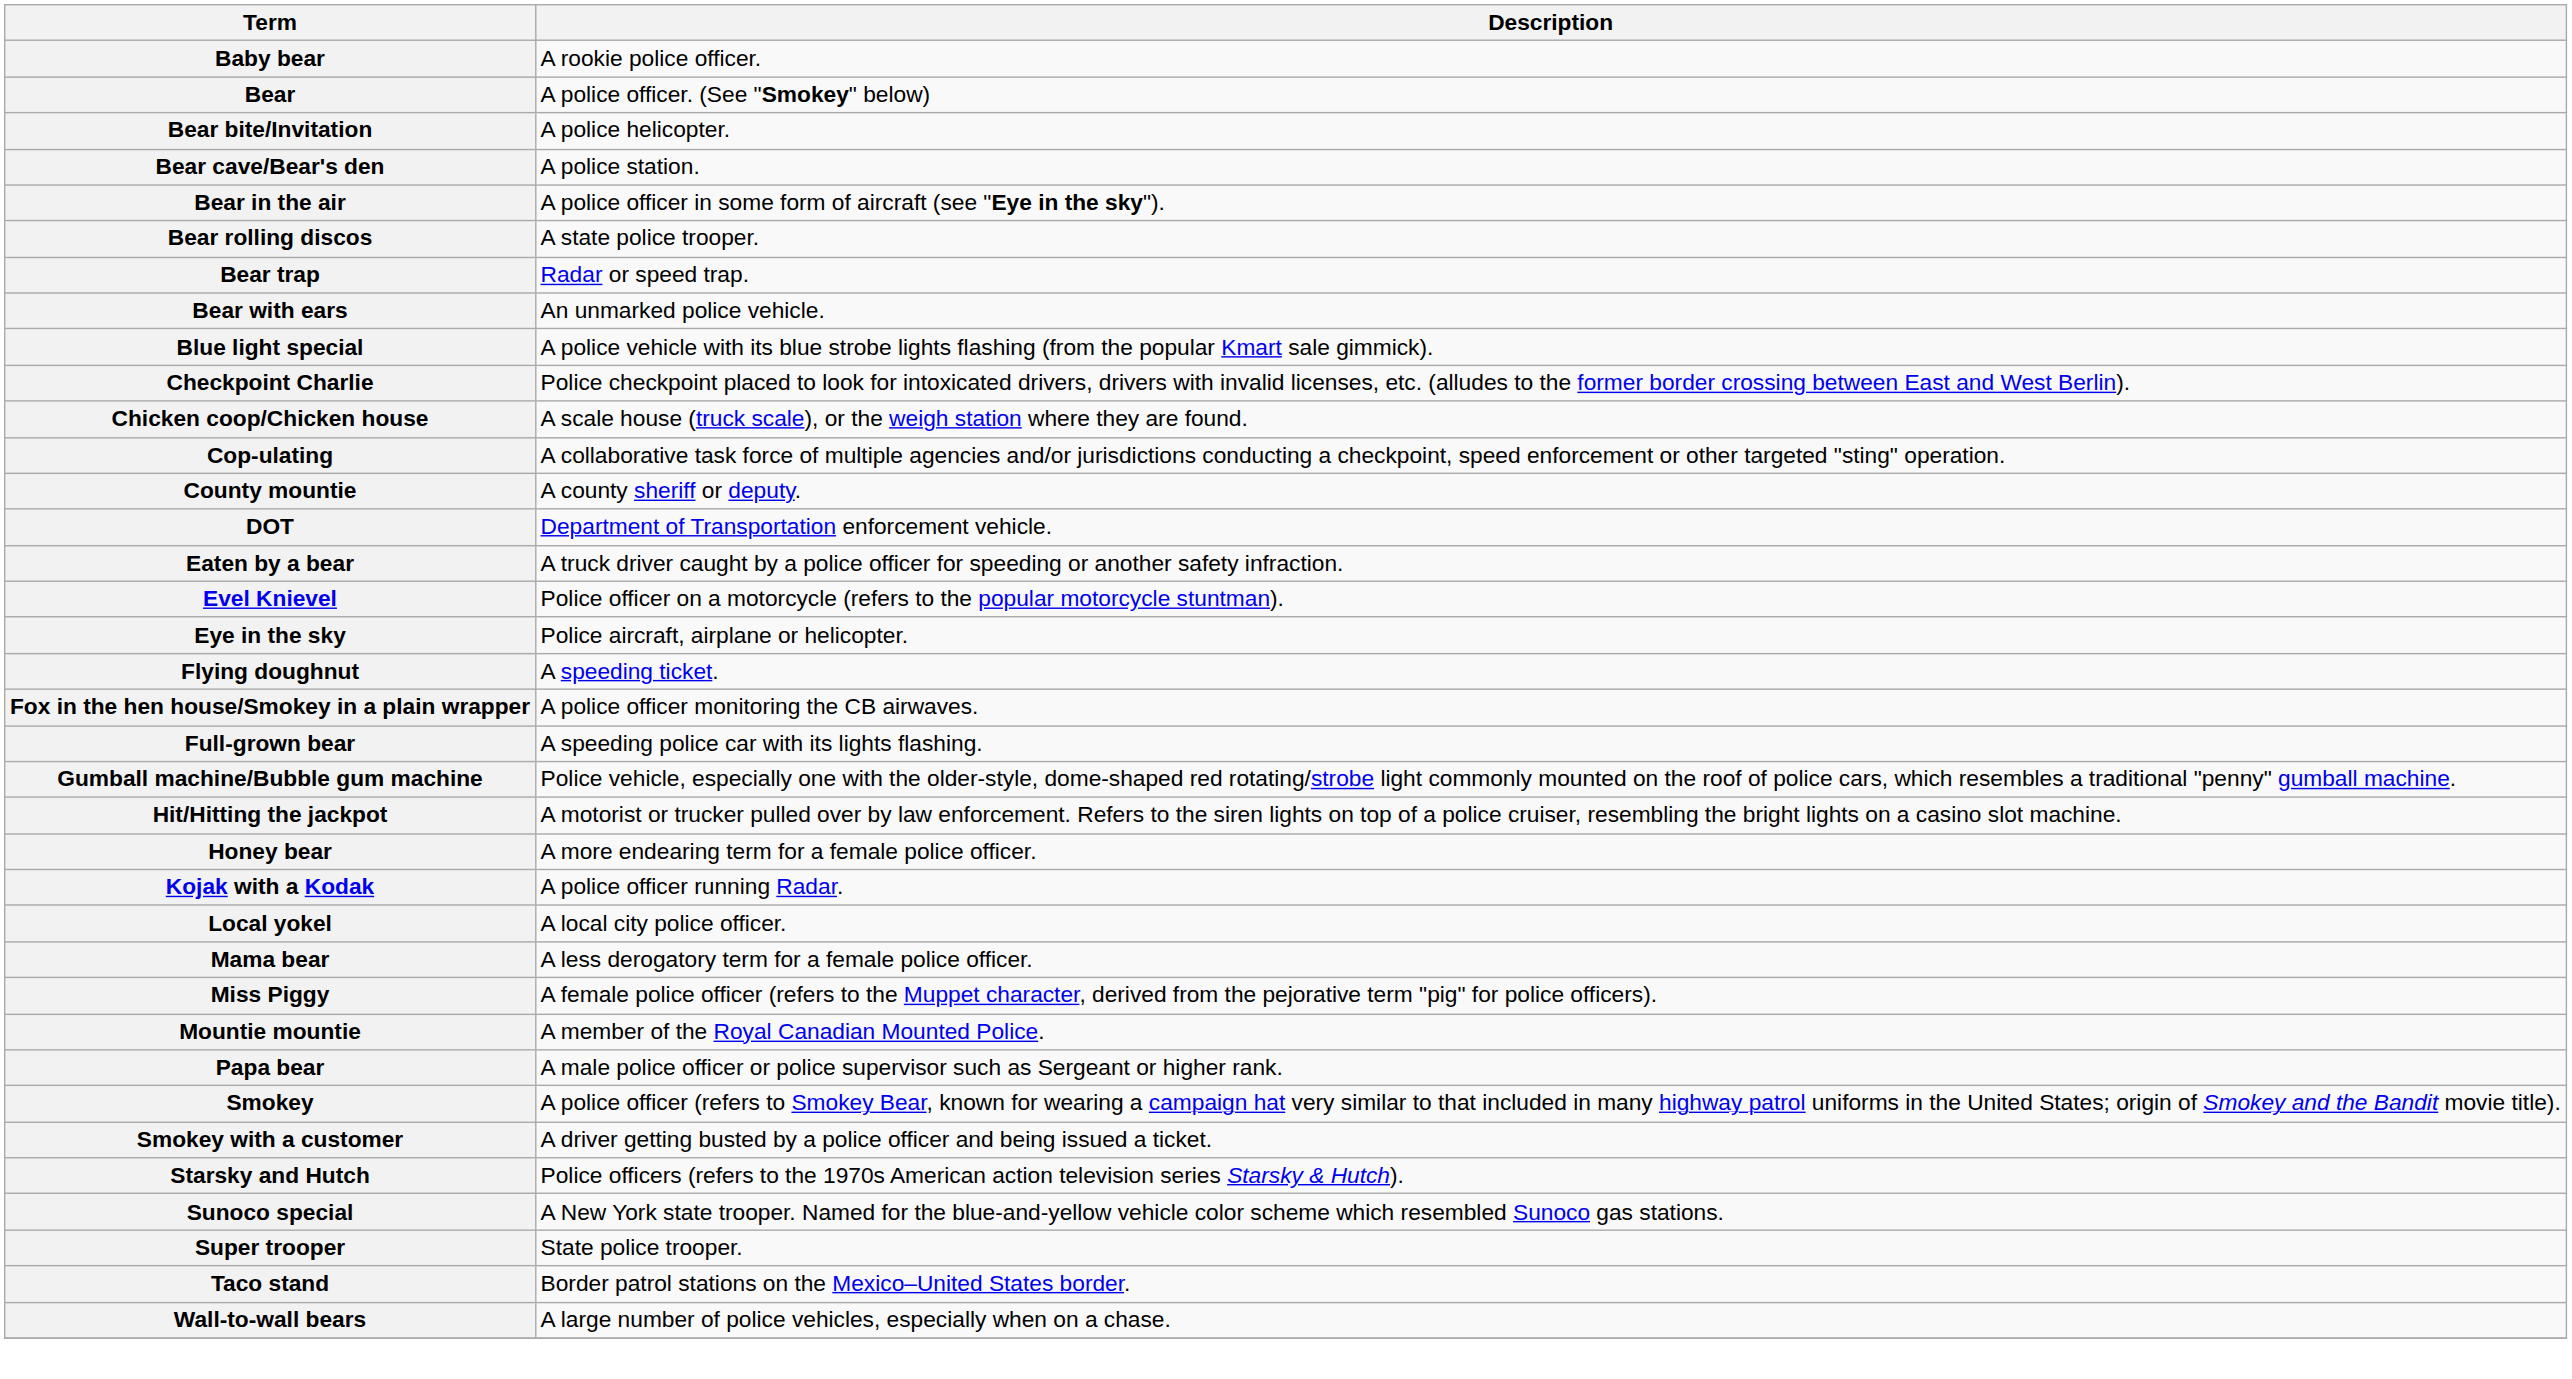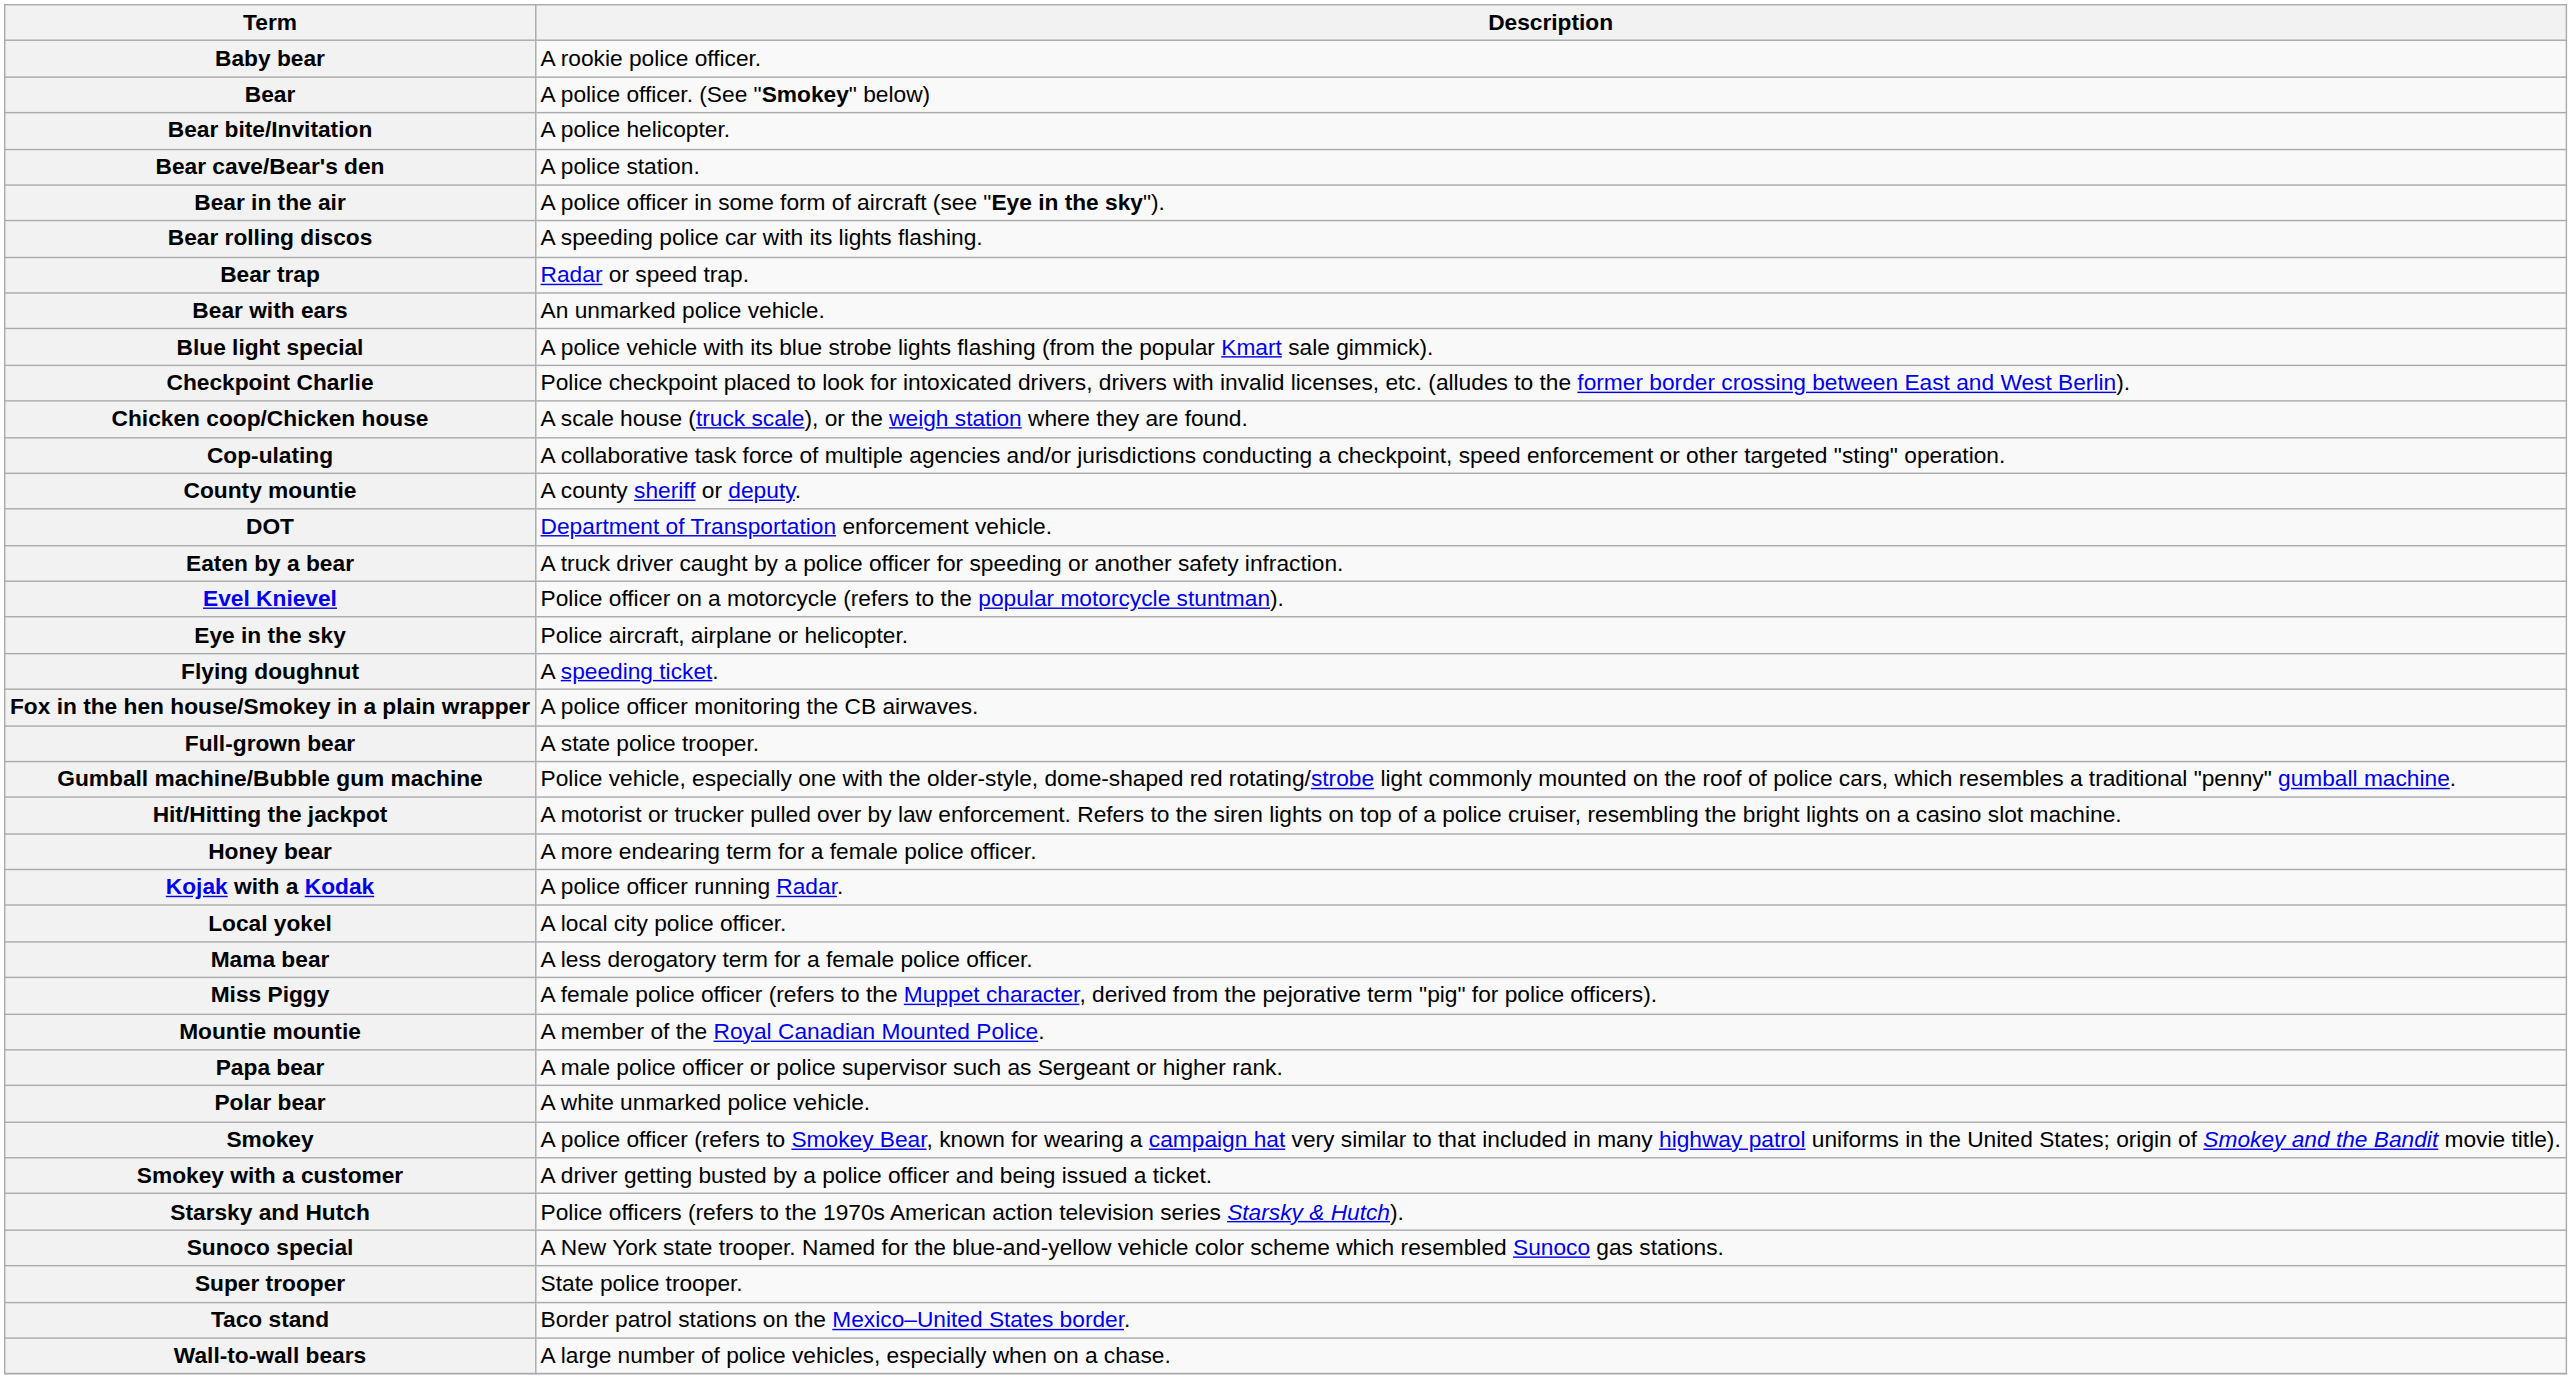(650, 238) A state police trooper. -> (762, 238) A speeding police car with its lights flashing.
(762, 743) A speeding police car with its lights flashing. -> (650, 743) A state police trooper.
+ row: (270, 1103)
